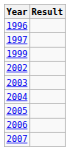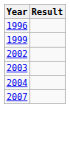- row: (17, 40)
- row: (17, 111)
- row: (17, 125)
